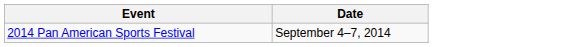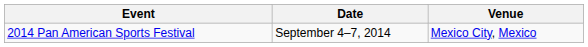+ column: (506, 14)
